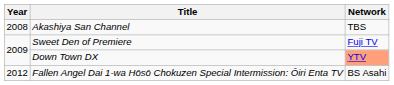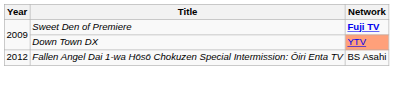- row: (81, 27)
(363, 42) normal -> (363, 27) bold
